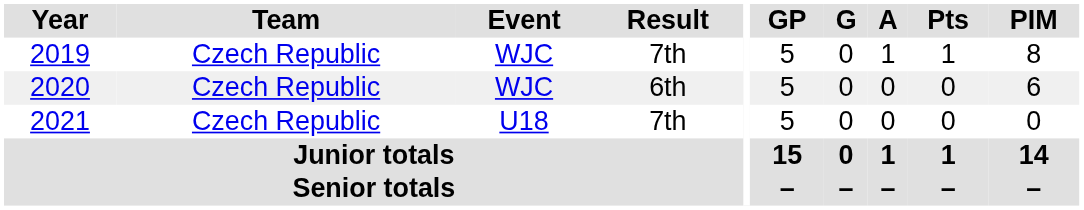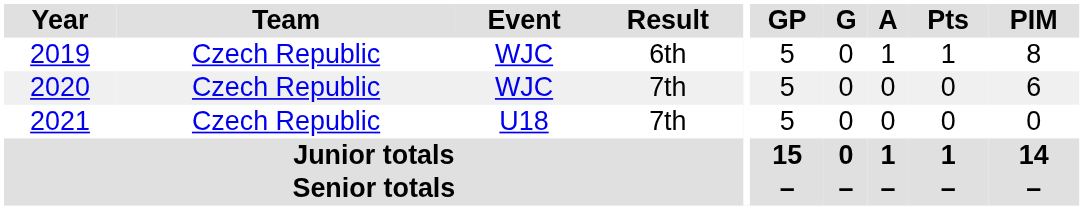(668, 54) 7th -> (668, 54) 6th
(668, 87) 6th -> (668, 87) 7th
